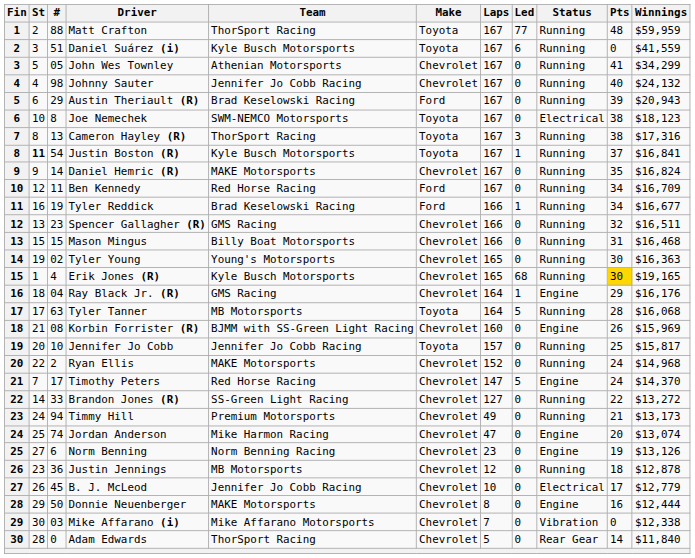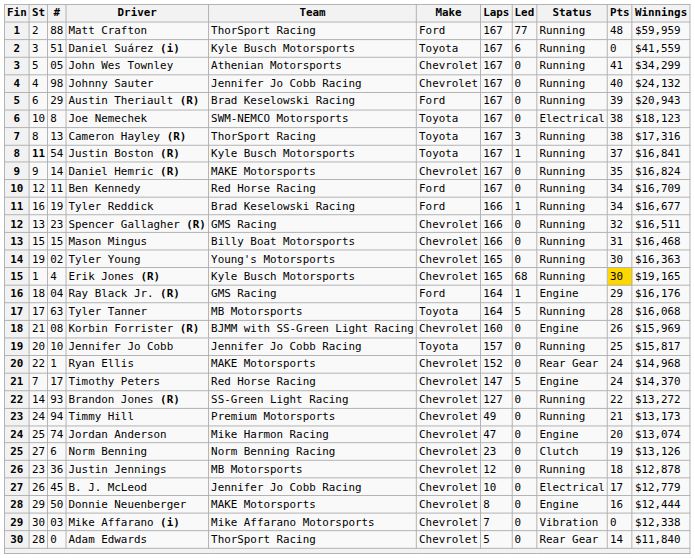(439, 31) Toyota -> (432, 31) Ford
(449, 294) Chevrolet -> (432, 294) Ford
(53, 364) 2 -> (53, 364) 1
(562, 364) Running -> (569, 364) Rear Gear
(57, 400) 33 -> (57, 400) 93
(559, 452) Engine -> (559, 452) Clutch
